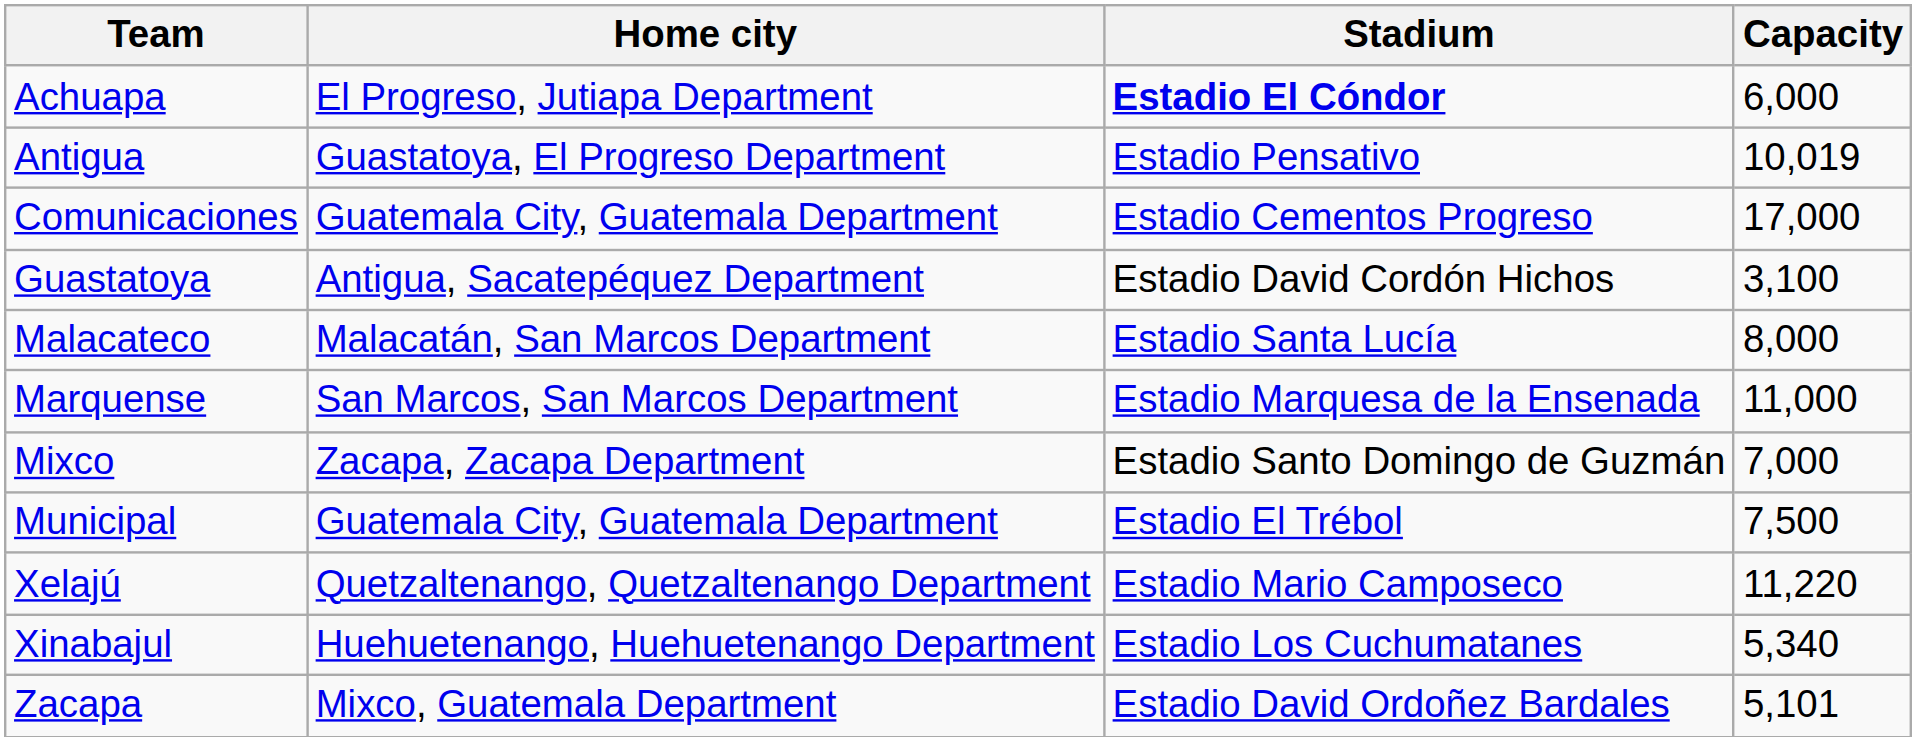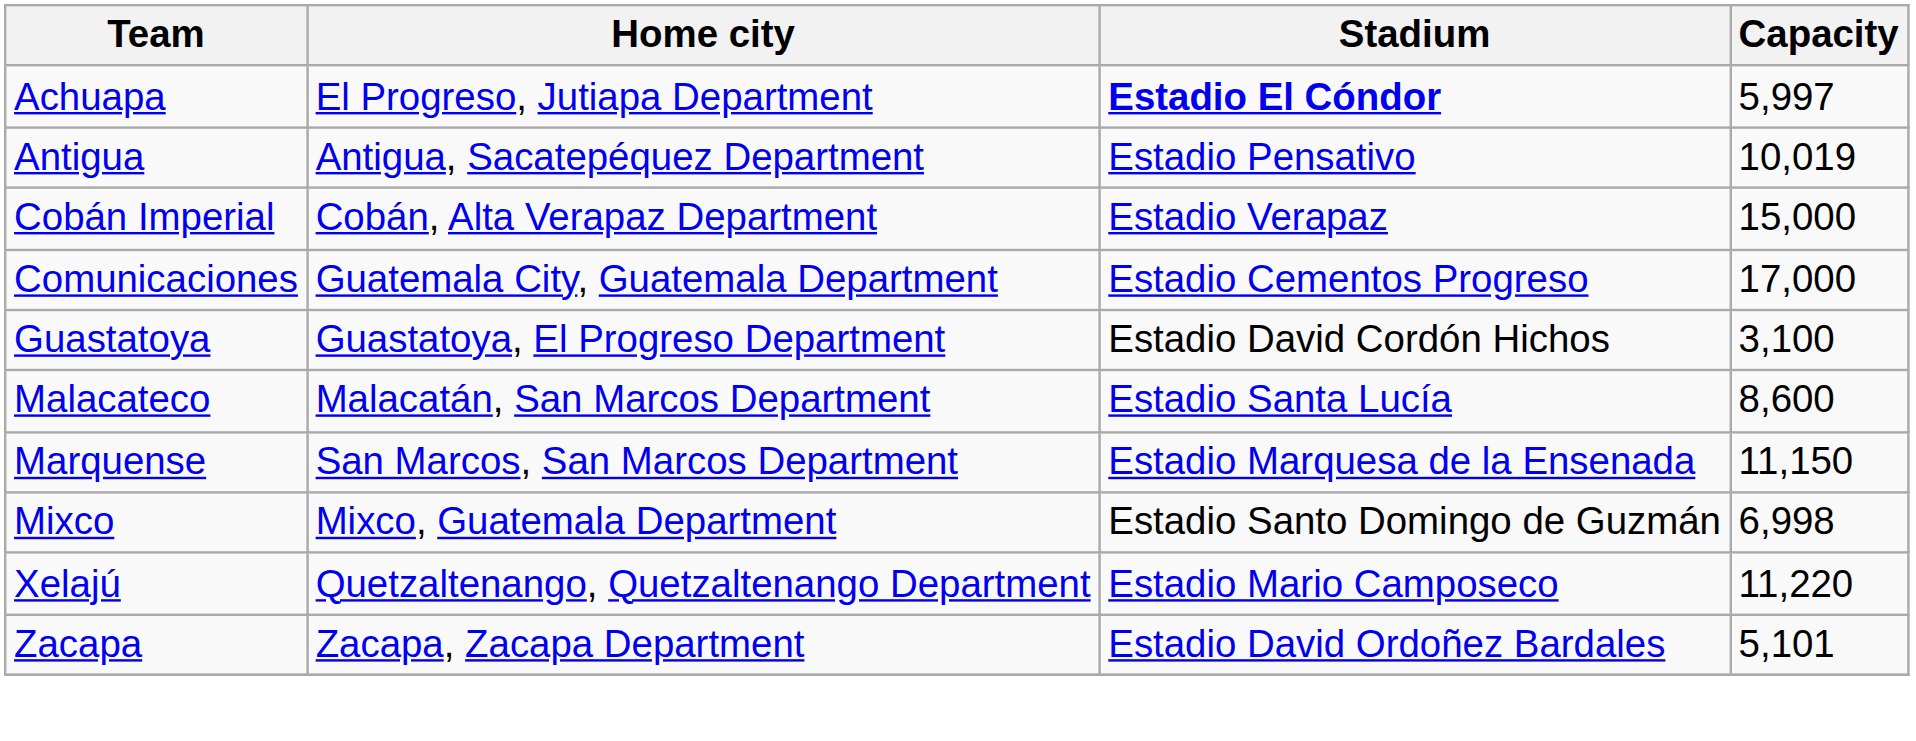(1791, 95) 6,000 -> (1787, 95) 5,997
(630, 156) Guastatoya, El Progreso Department -> (620, 156) Antigua, Sacatepéquez Department
+ row: (144, 217)
(620, 278) Antigua, Sacatepéquez Department -> (630, 339) Guastatoya, El Progreso Department
(1791, 339) 8,000 -> (1787, 400) 8,600
(1800, 400) 11,000 -> (1796, 461) 11,150
(560, 461) Zacapa, Zacapa Department -> (576, 522) Mixco, Guatemala Department
(1791, 461) 7,000 -> (1787, 522) 6,998
- row: (95, 522)
- row: (93, 643)
(576, 704) Mixco, Guatemala Department -> (560, 643) Zacapa, Zacapa Department
